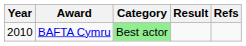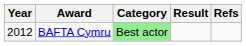(20, 31) 2010 -> (20, 31) 2012
